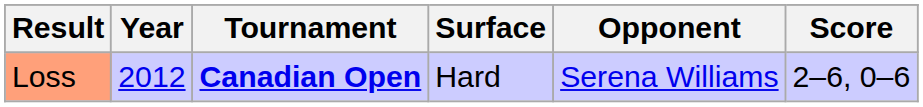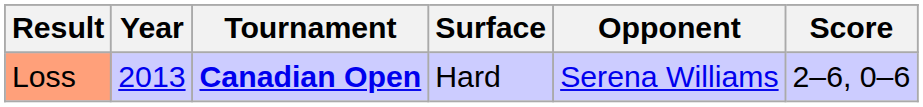(152, 76) 2012 -> (152, 76) 2013
